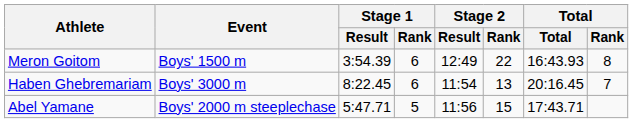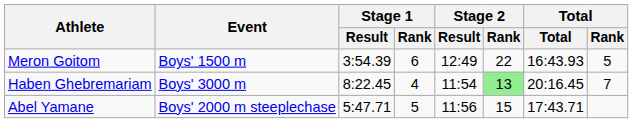(607, 61) 8 -> (607, 61) 5
(415, 84) 6 -> (415, 84) 4
(504, 84) no background -> (504, 84) lightgreen background
